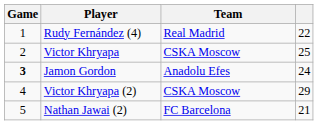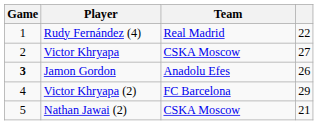(304, 52) 25 -> (304, 52) 27
(304, 71) 24 -> (304, 71) 26
(202, 91) CSKA Moscow -> (197, 91) FC Barcelona
(197, 110) FC Barcelona -> (202, 110) CSKA Moscow
